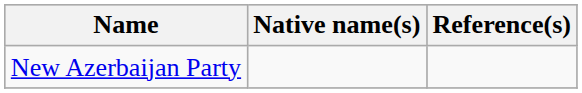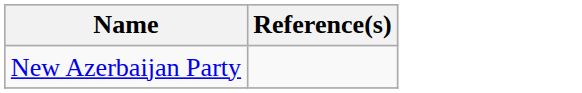- column: (337, 25)
